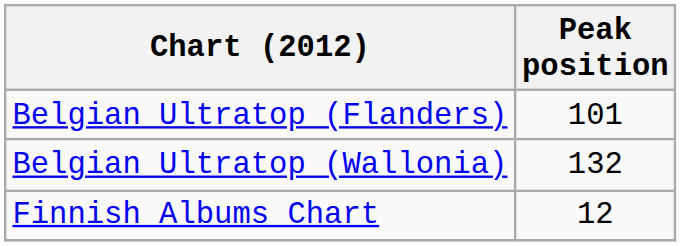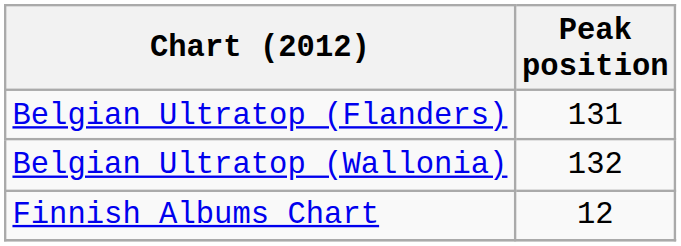(595, 115) 101 -> (595, 115) 131
